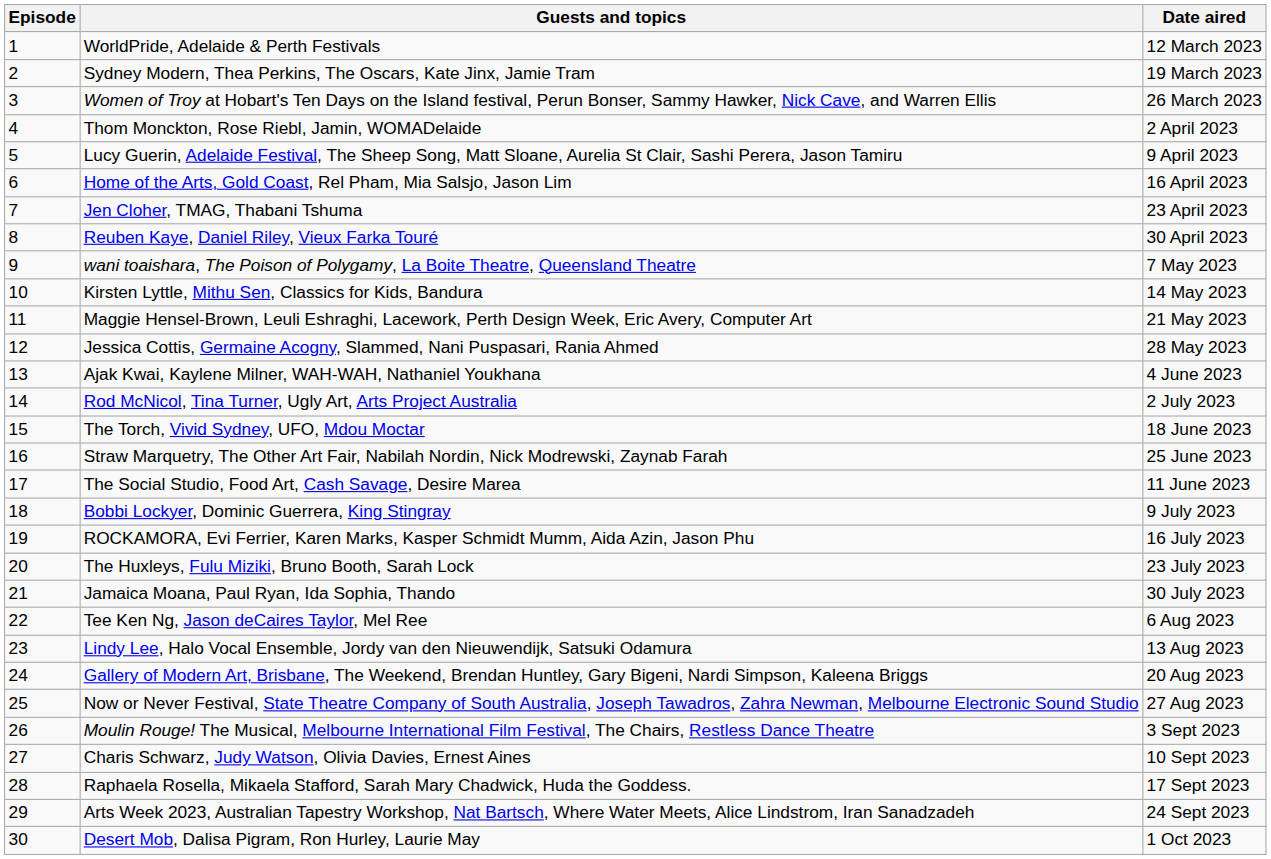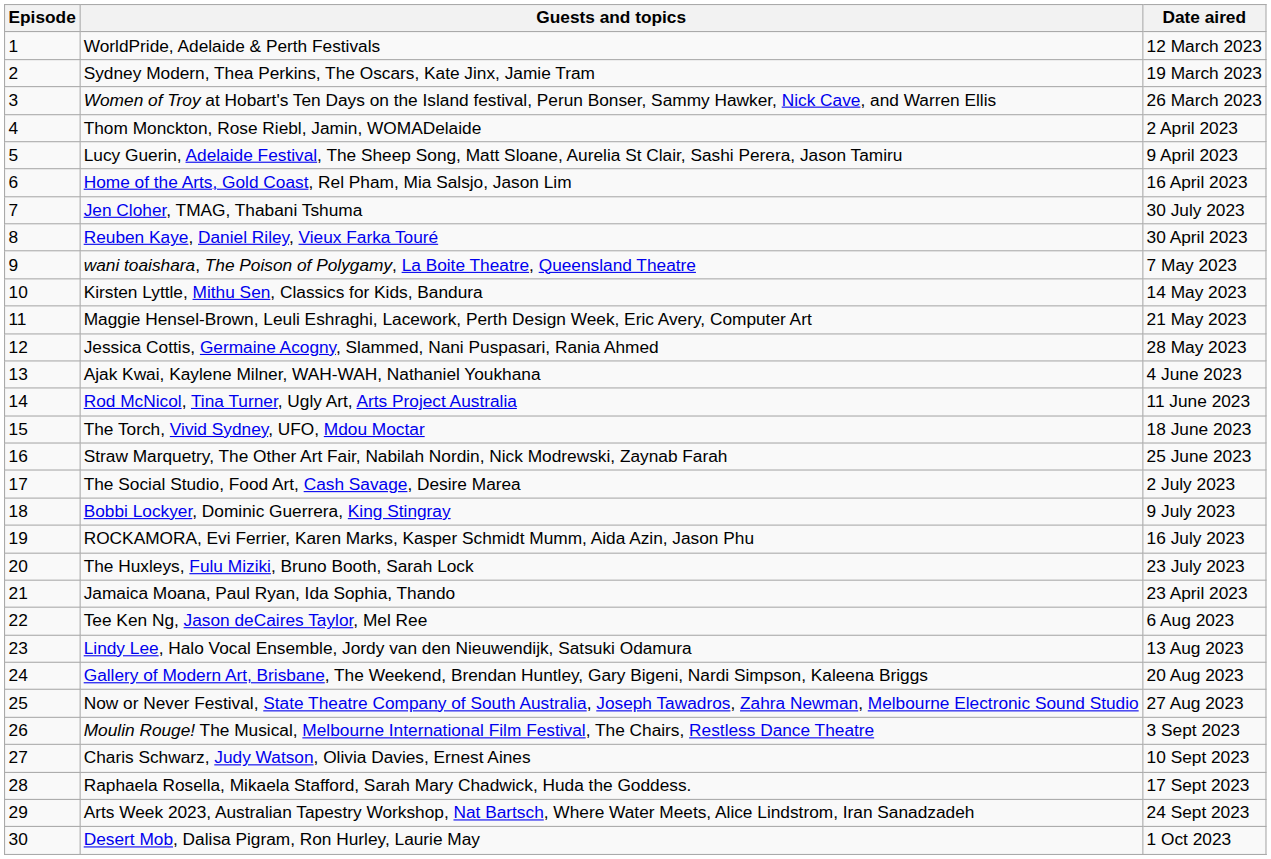(1197, 210) 23 April 2023 -> (1196, 210) 30 July 2023
(1191, 401) 2 July 2023 -> (1198, 401) 11 June 2023
(1198, 484) 11 June 2023 -> (1191, 484) 2 July 2023
(1196, 593) 30 July 2023 -> (1197, 593) 23 April 2023
